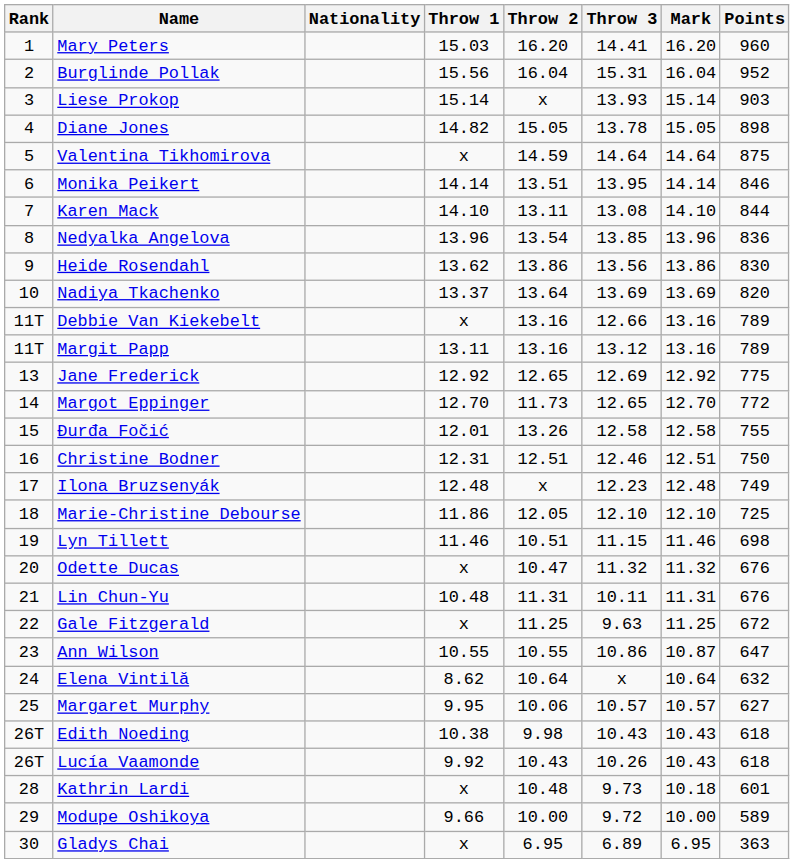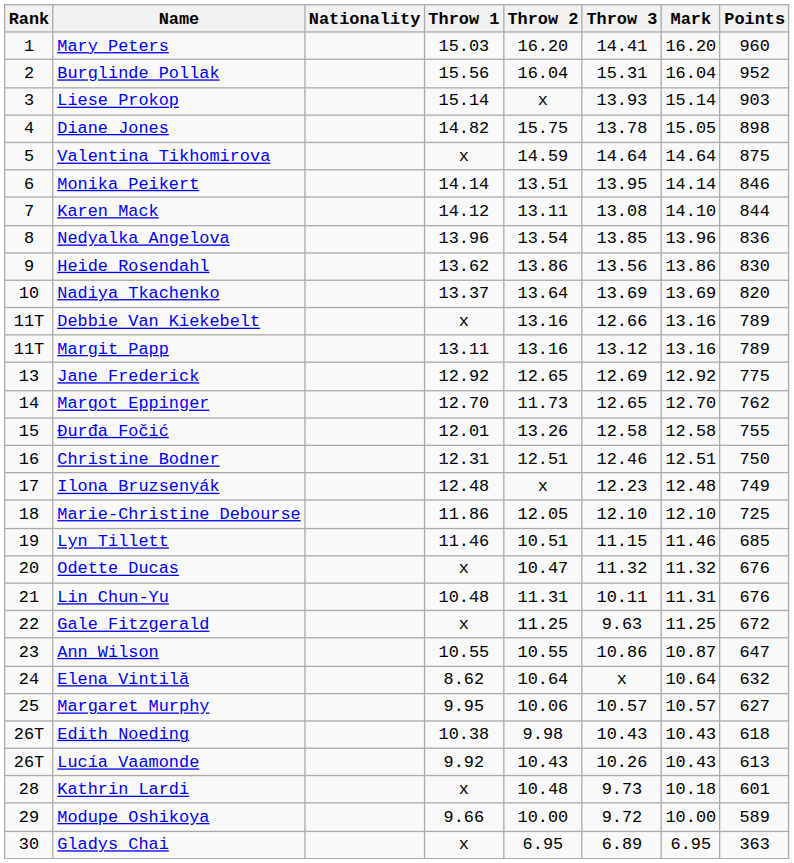(543, 129) 15.05 -> (543, 129) 15.75
(464, 211) 14.10 -> (464, 211) 14.12
(755, 404) 772 -> (755, 404) 762
(755, 542) 698 -> (755, 542) 685
(755, 762) 618 -> (755, 762) 613
